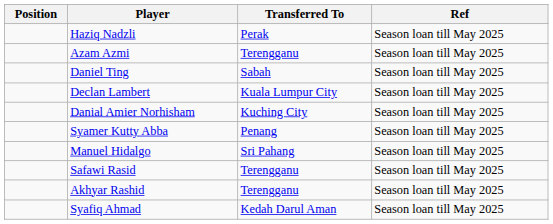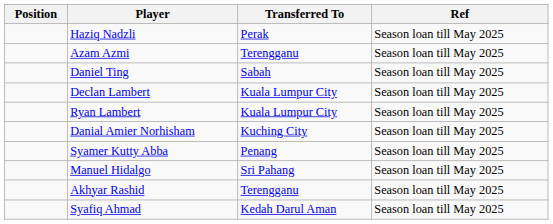+ row: (105, 111)
- row: (103, 170)
